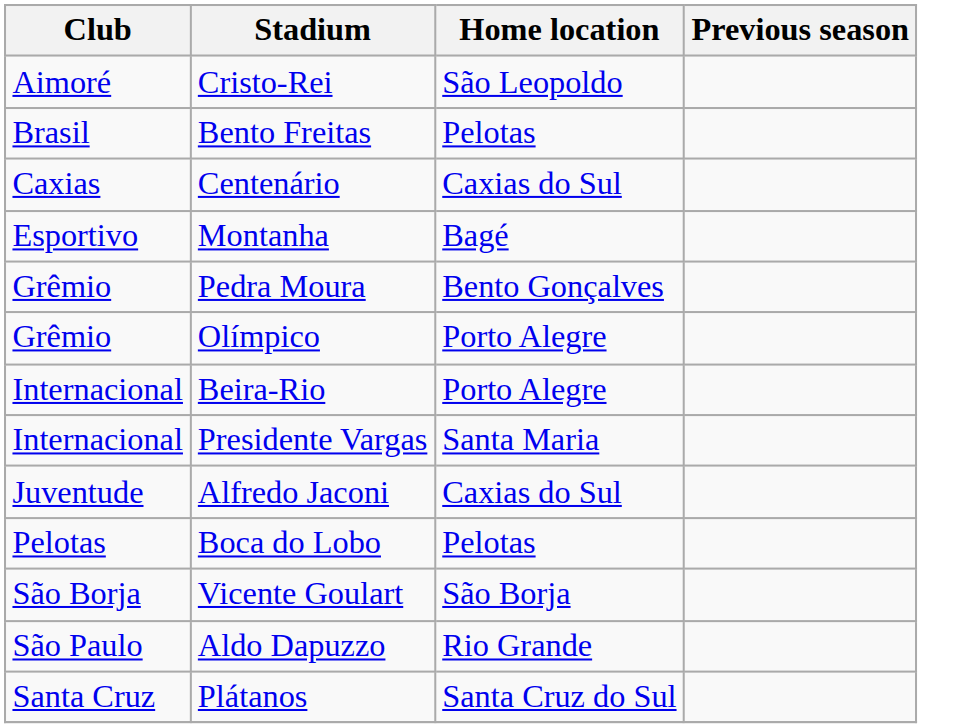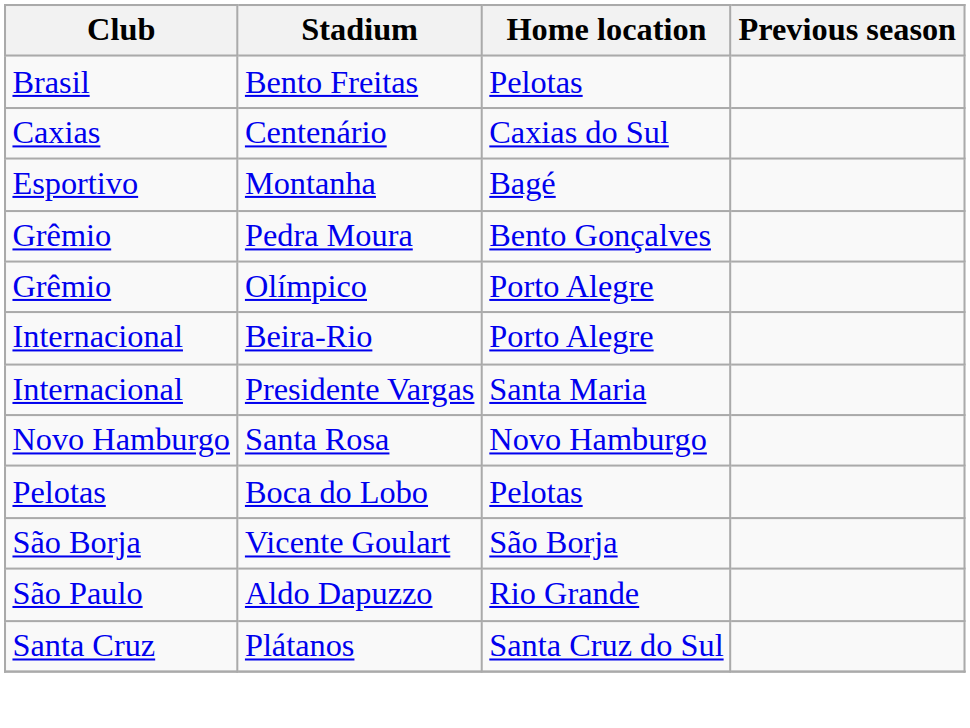- row: (265, 81)
- row: (293, 491)
+ row: (317, 440)
